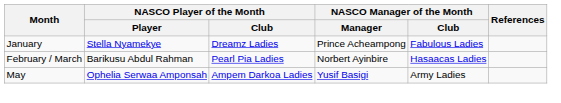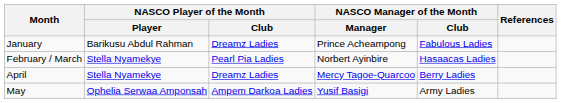(124, 43) Stella Nyamekye -> (140, 43) Barikusu Abdul Rahman
(140, 59) Barikusu Abdul Rahman -> (124, 59) Stella Nyamekye
+ row: (17, 75)
